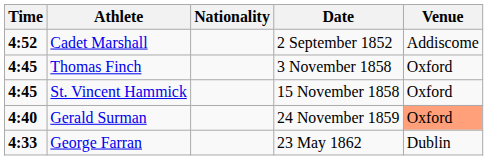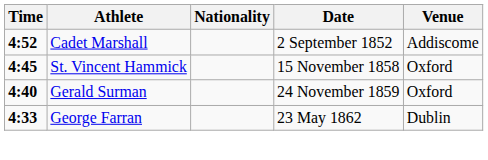- row: (96, 67)
(430, 117) lightsalmon background -> (430, 92) no background
